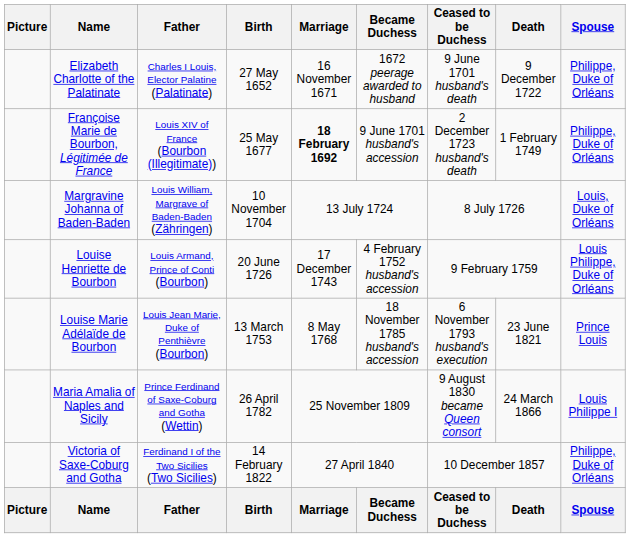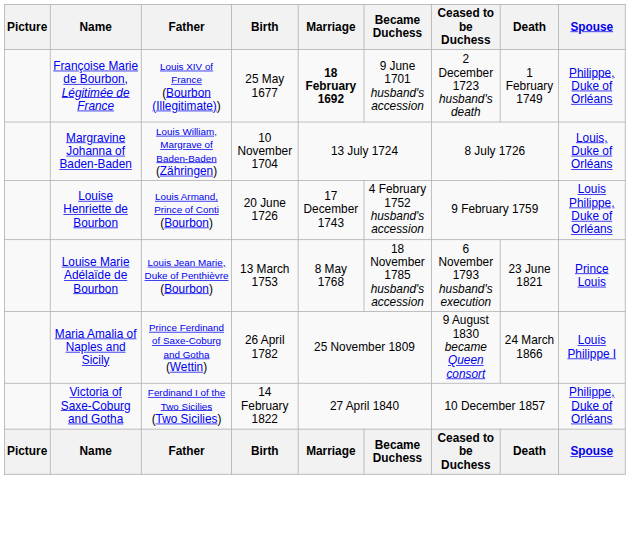- row: (94, 79)
